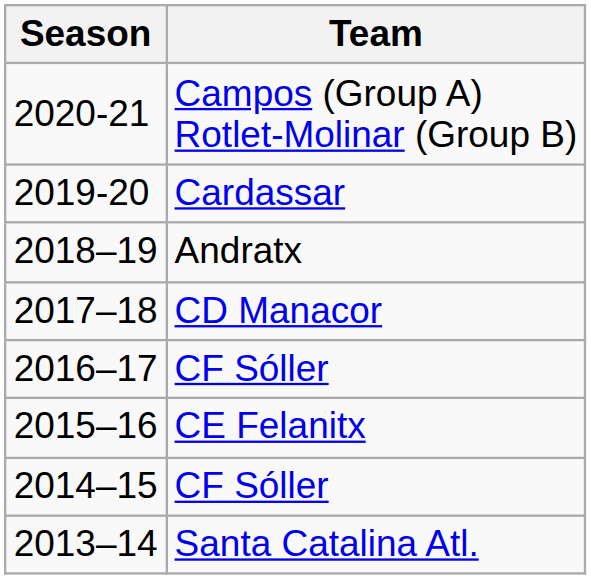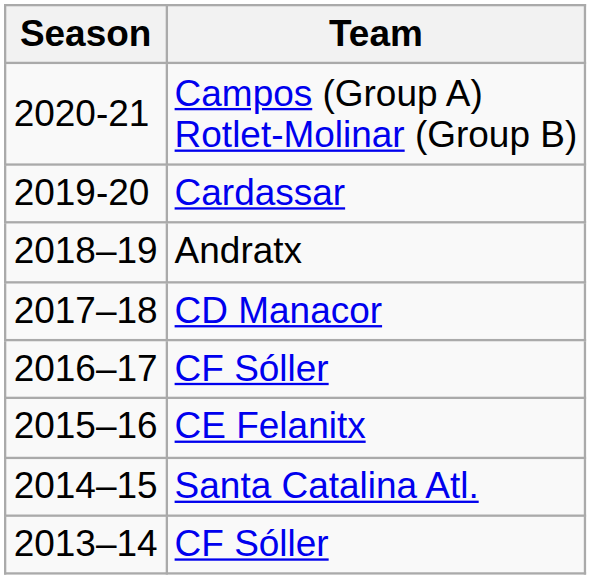(252, 485) CF Sóller -> (327, 485) Santa Catalina Atl.
(327, 544) Santa Catalina Atl. -> (252, 544) CF Sóller
